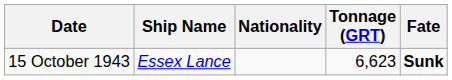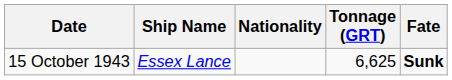(376, 61) 6,623 -> (376, 61) 6,625
